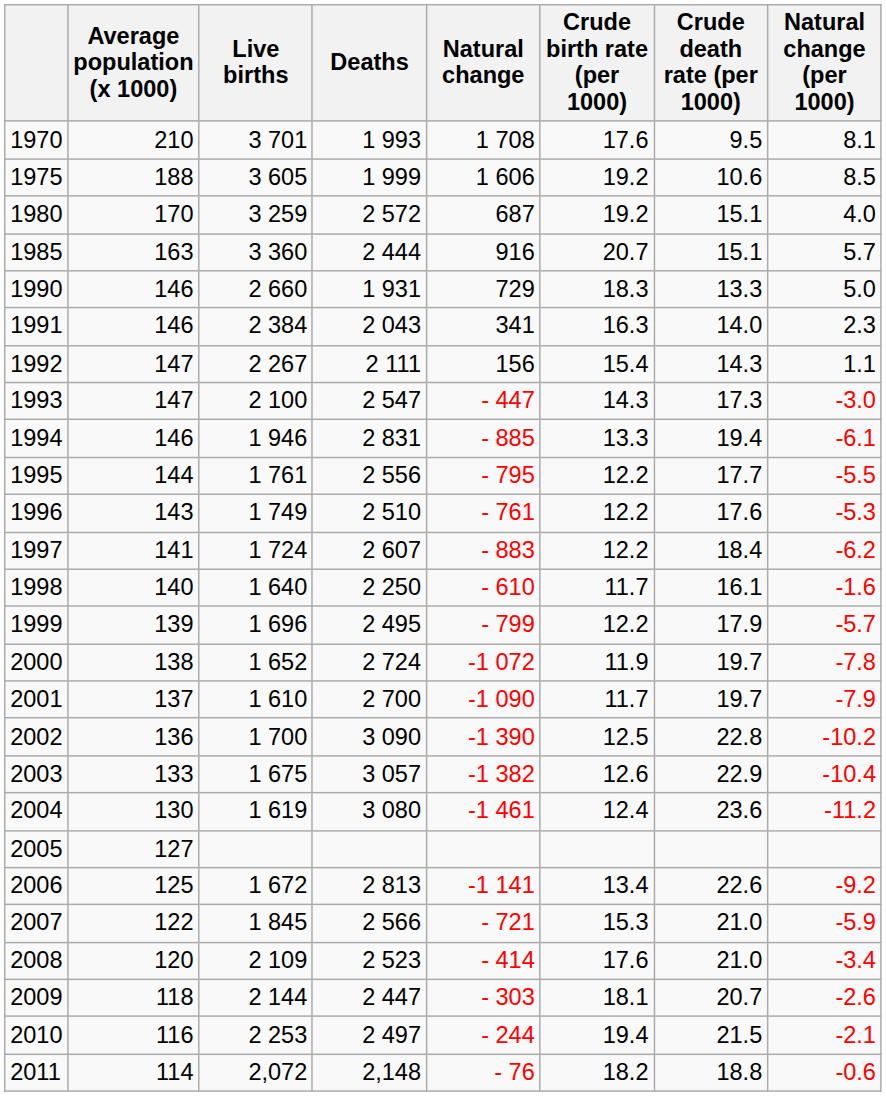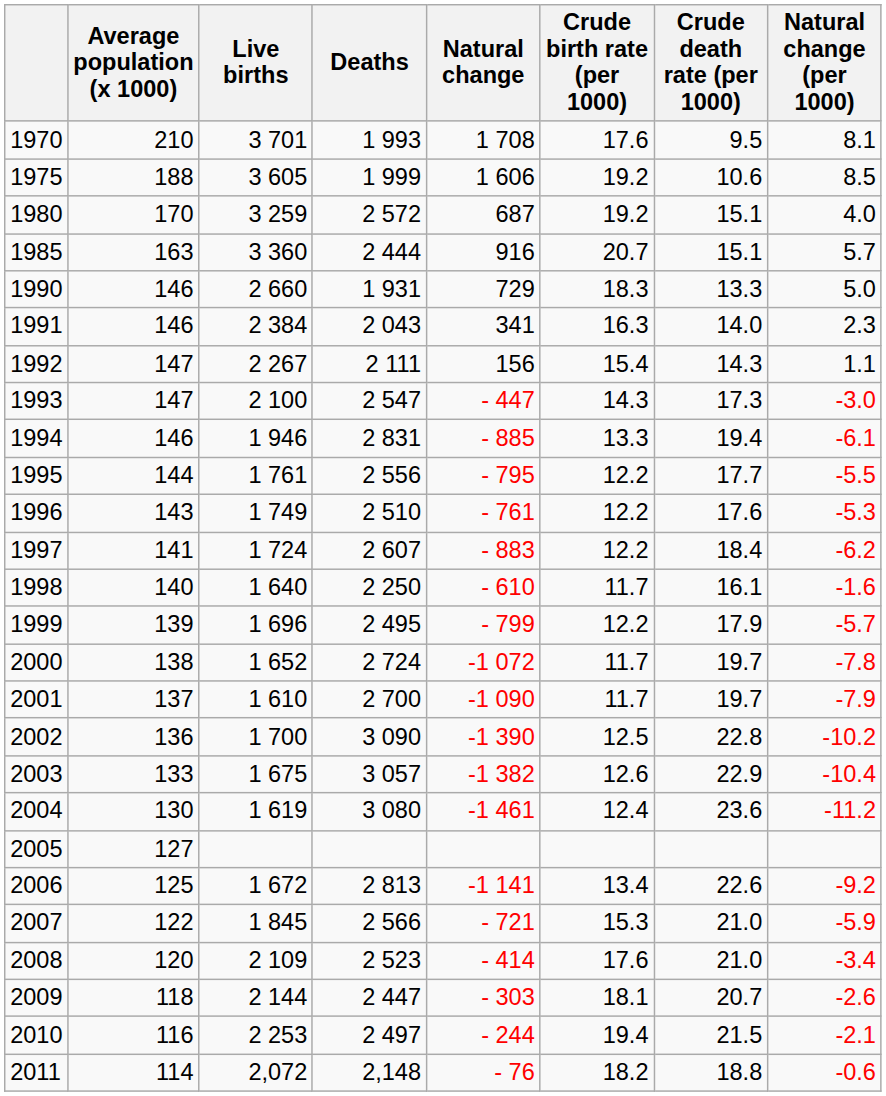(626, 662) 11.9 -> (626, 662) 11.7
